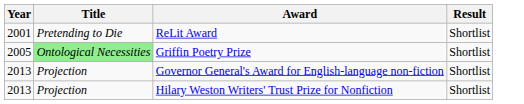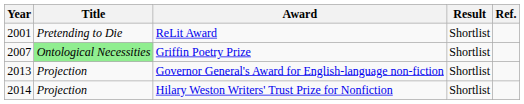+ column: (506, 14)
(19, 52) 2005 -> (19, 52) 2007
(19, 90) 2013 -> (19, 90) 2014
